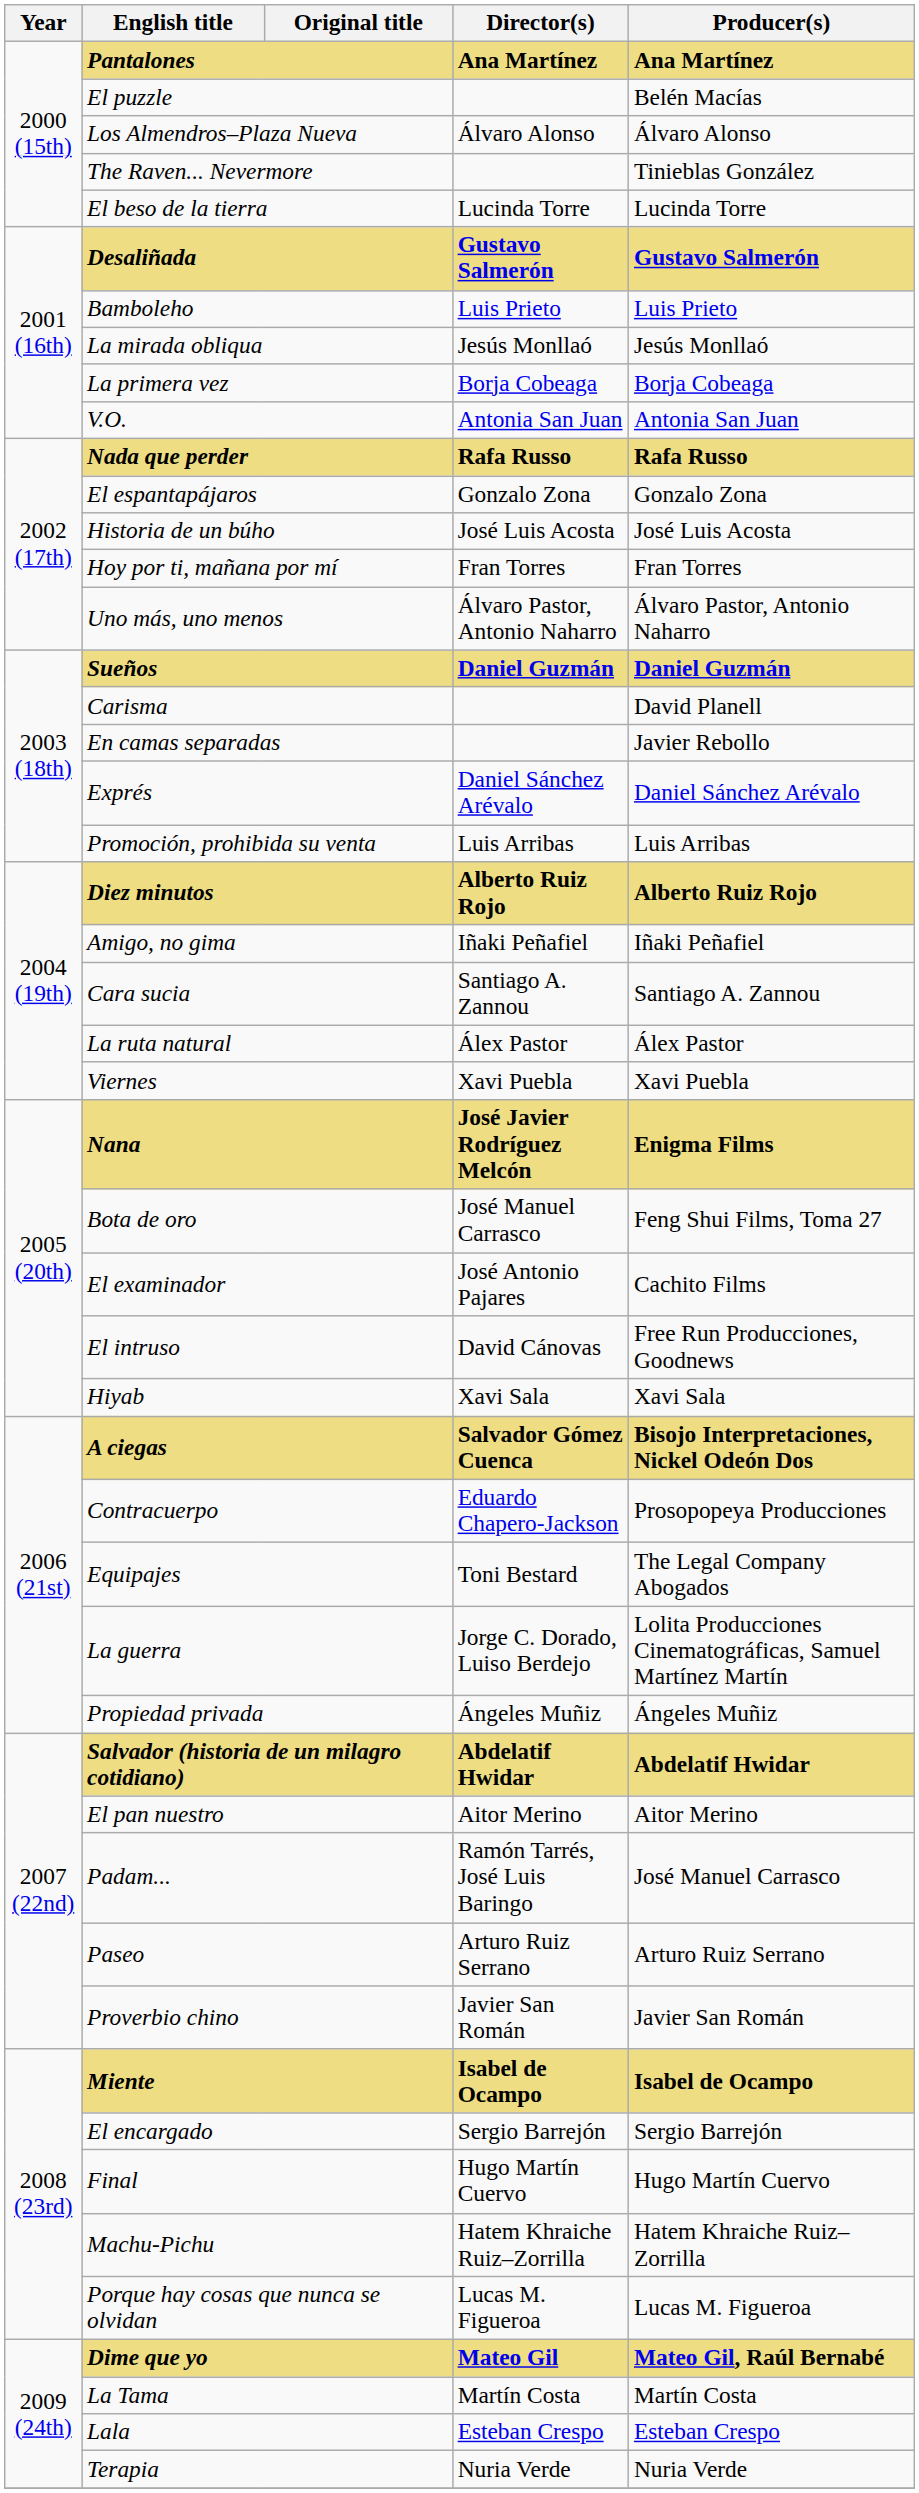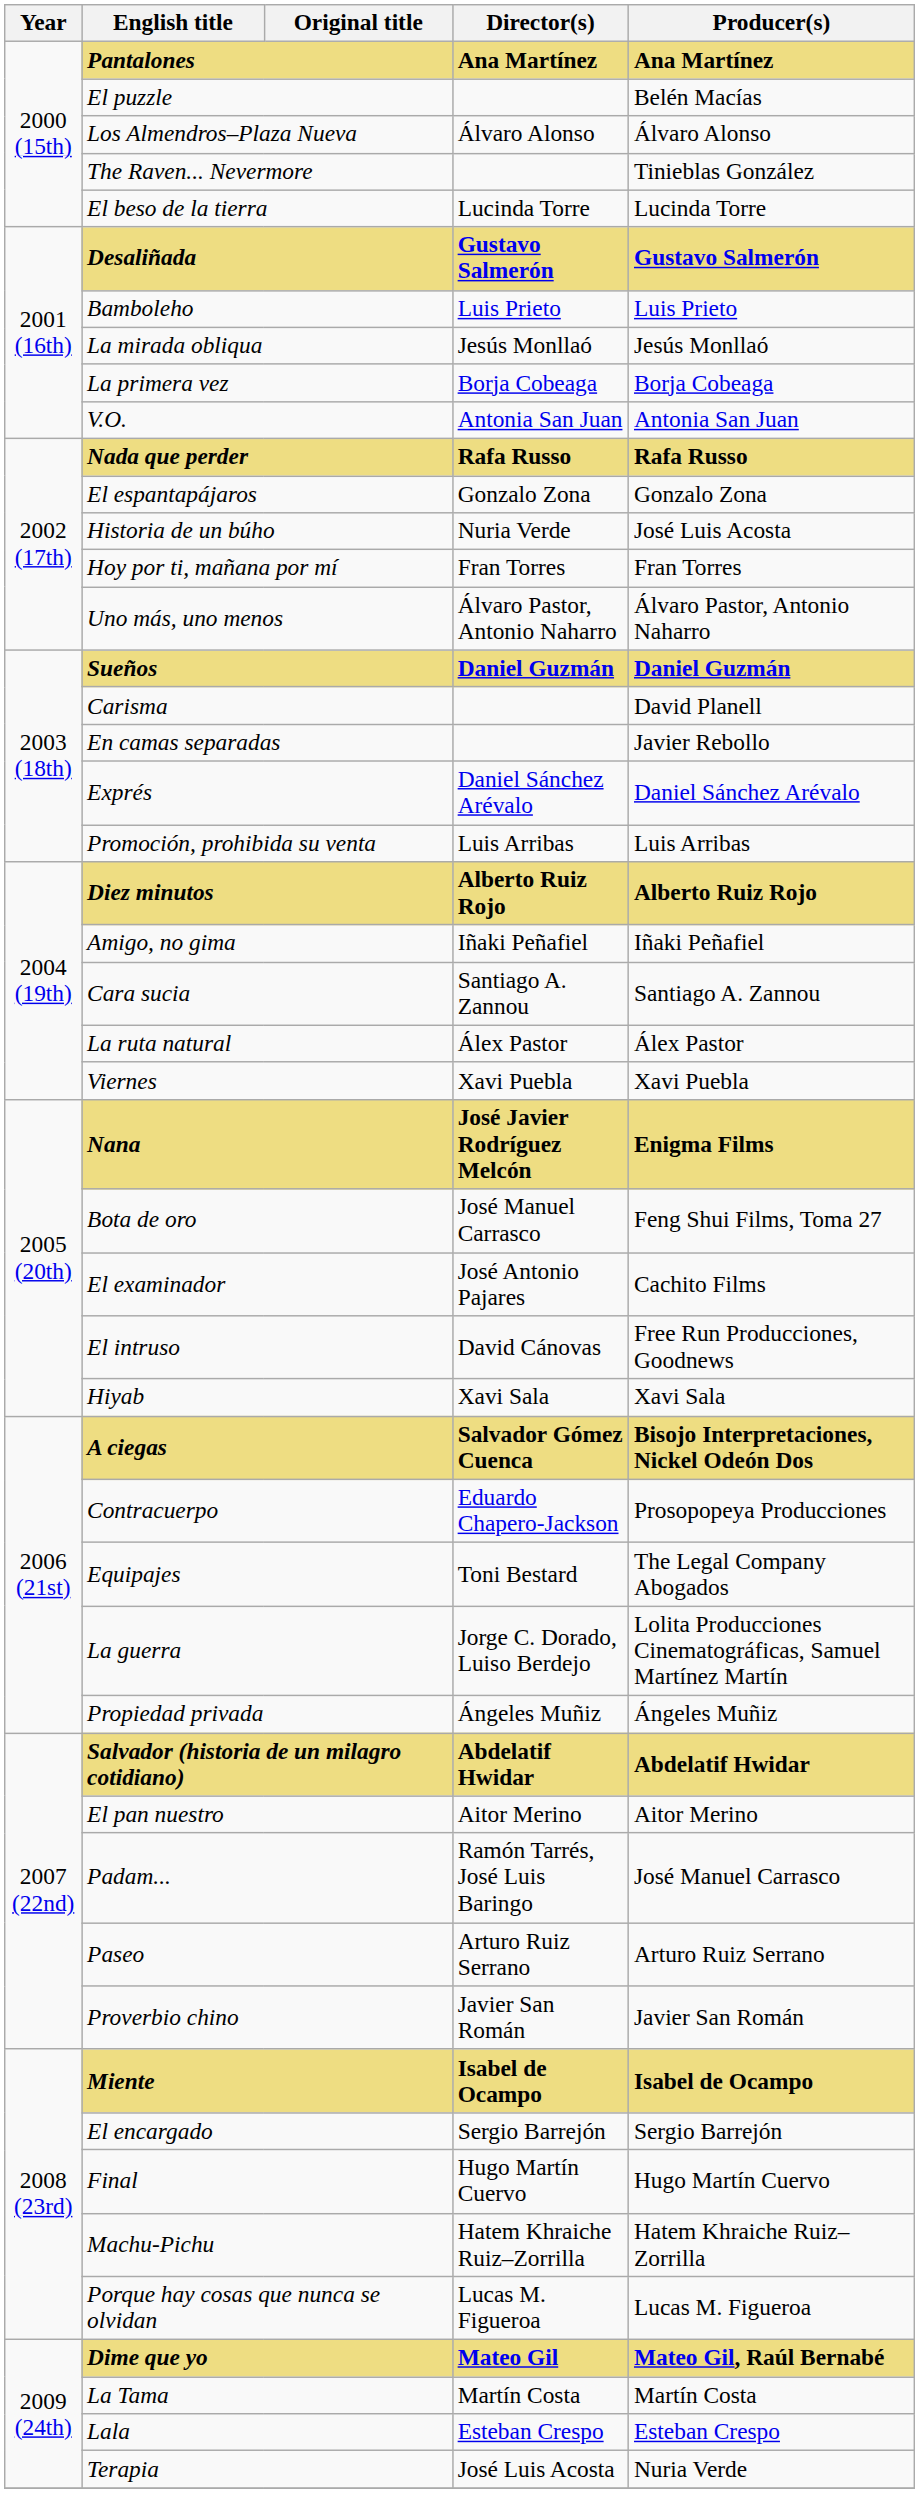(536, 530) José Luis Acosta -> (514, 530) Nuria Verde
(514, 2469) Nuria Verde -> (536, 2469) José Luis Acosta
